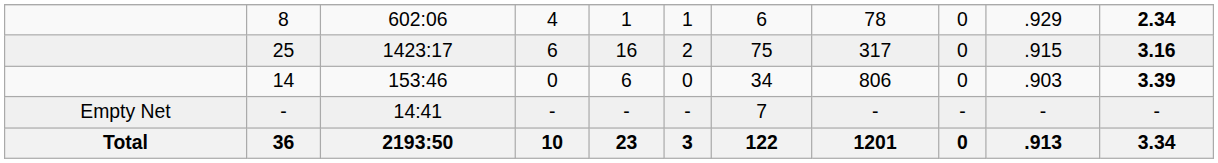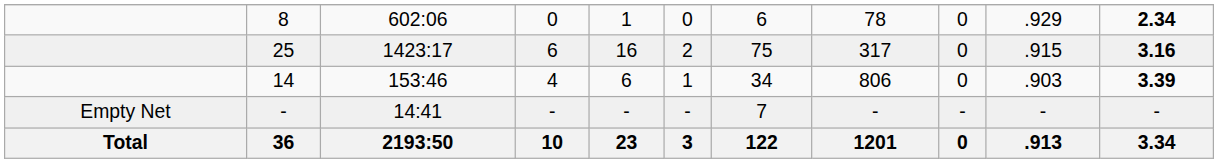(552, 19) 4 -> (552, 19) 0
(687, 19) 1 -> (687, 19) 0
(552, 81) 0 -> (552, 81) 4
(687, 81) 0 -> (687, 81) 1
